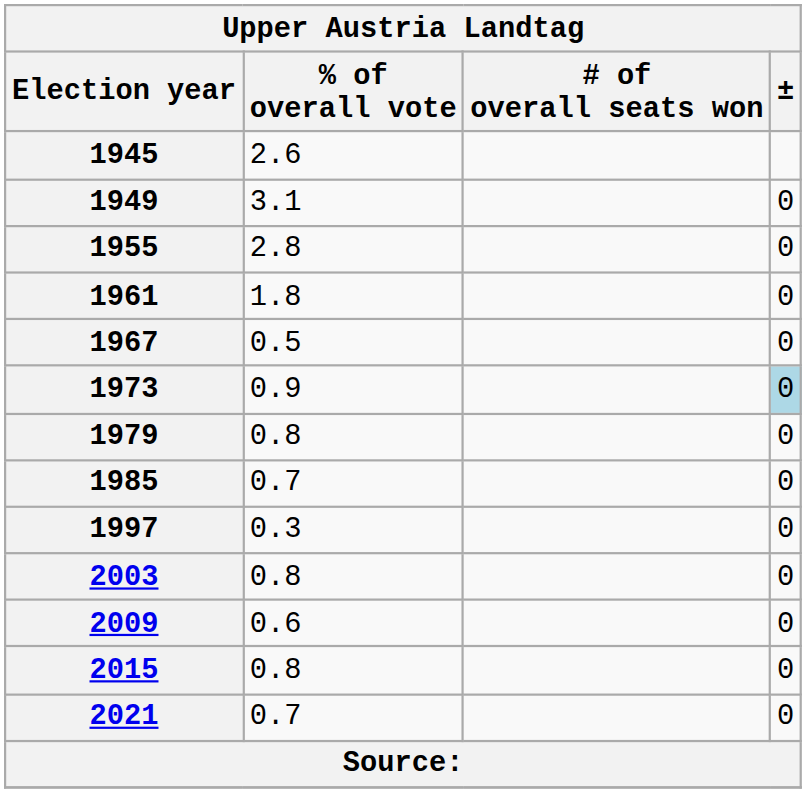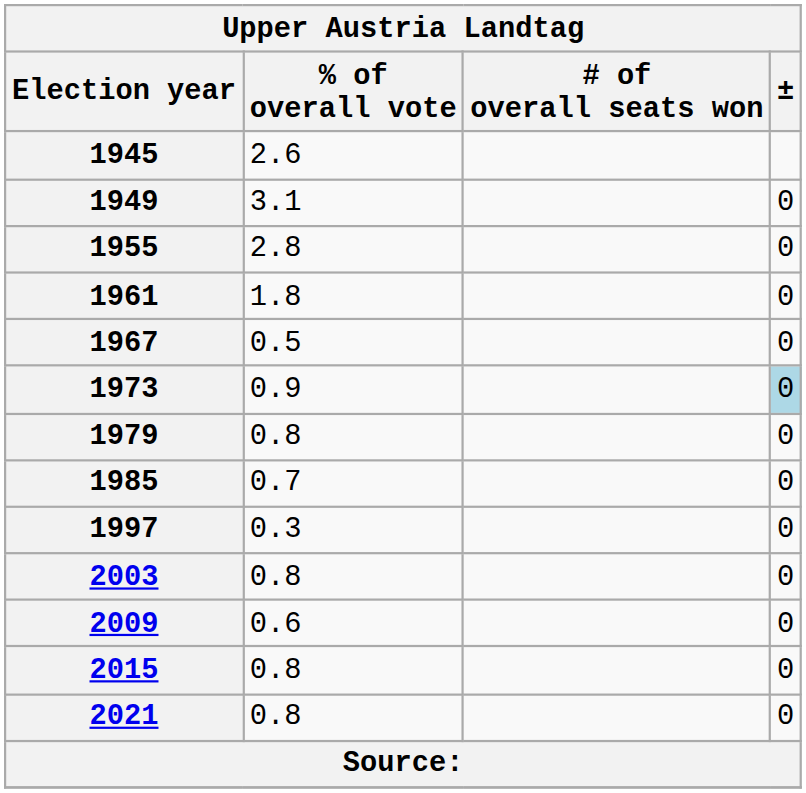(276, 717) 0.7 -> (276, 717) 0.8
